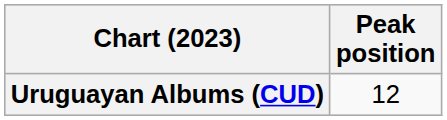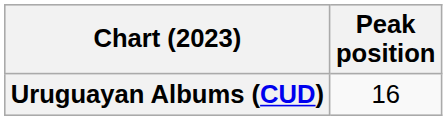(386, 94) 12 -> (386, 94) 16
